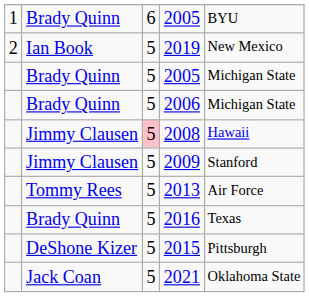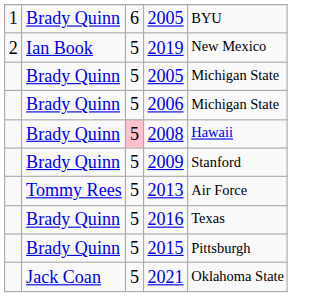(82, 133) Jimmy Clausen -> (73, 133) Brady Quinn
(82, 162) Jimmy Clausen -> (73, 162) Brady Quinn
(82, 248) DeShone Kizer -> (73, 248) Brady Quinn
